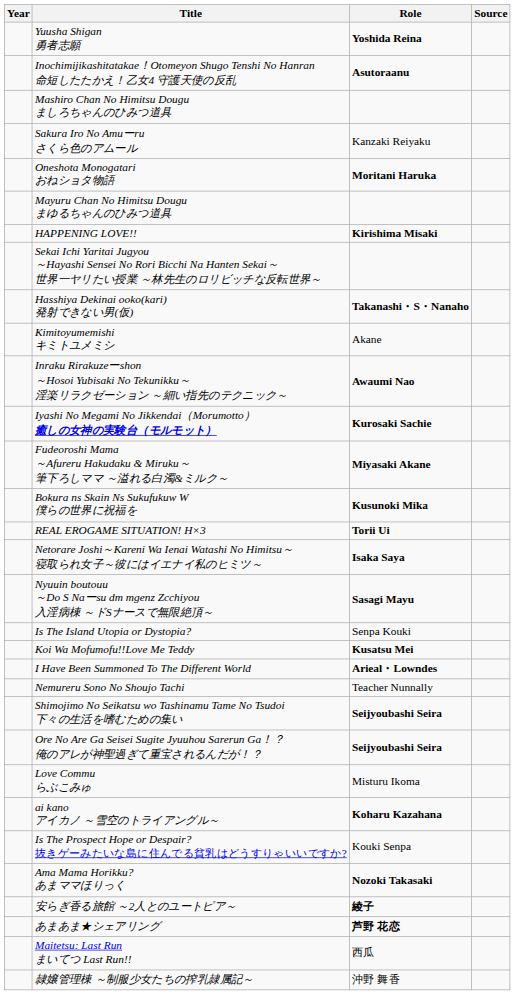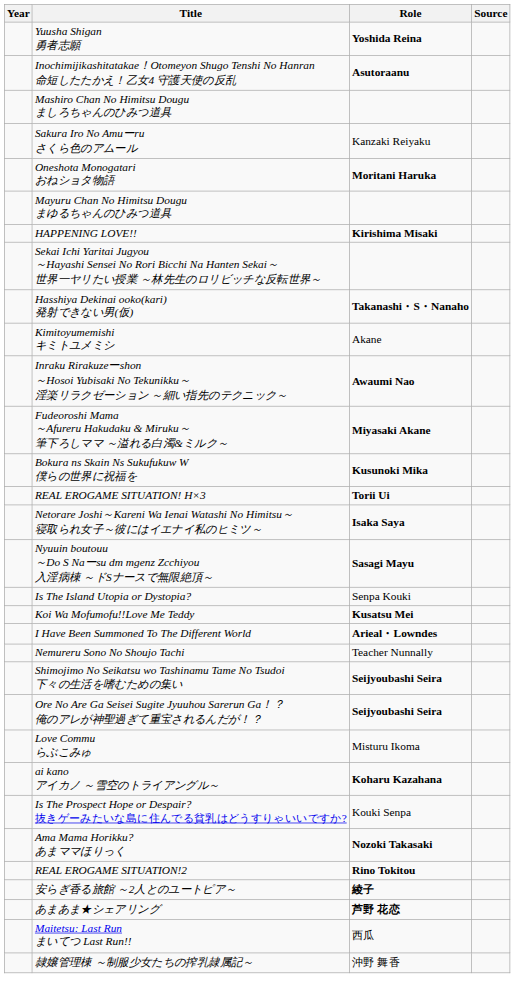- row: (145, 423)
+ row: (111, 870)
